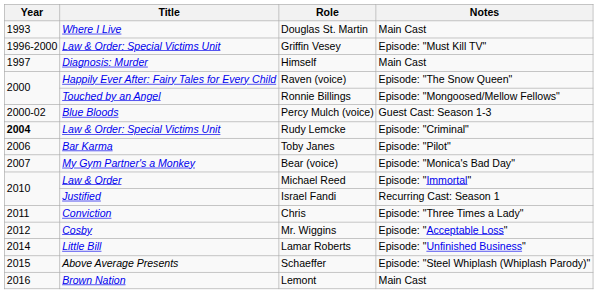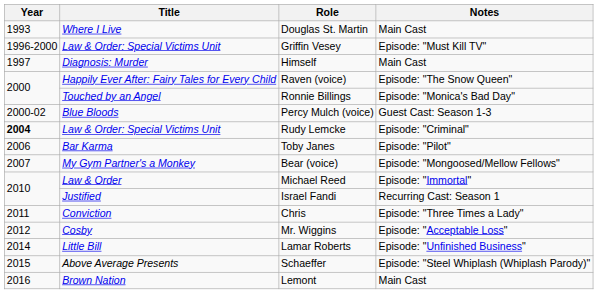(469, 96) Episode: "Mongoosed/Mellow Fellows" -> (447, 96) Episode: "Monica's Bad Day"
(447, 163) Episode: "Monica's Bad Day" -> (469, 163) Episode: "Mongoosed/Mellow Fellows"
